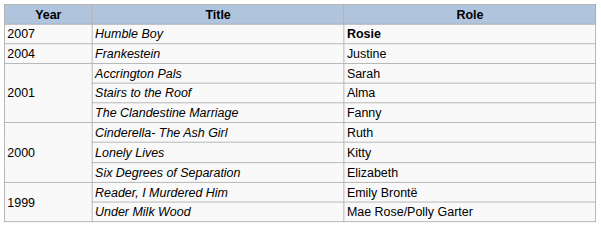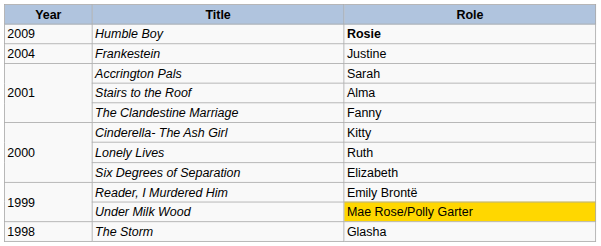(21, 34) 2007 -> (21, 34) 2009
(360, 133) Ruth -> (359, 133) Kitty
(359, 153) Kitty -> (360, 153) Ruth
(410, 212) no background -> (410, 212) gold background
+ row: (124, 232)
